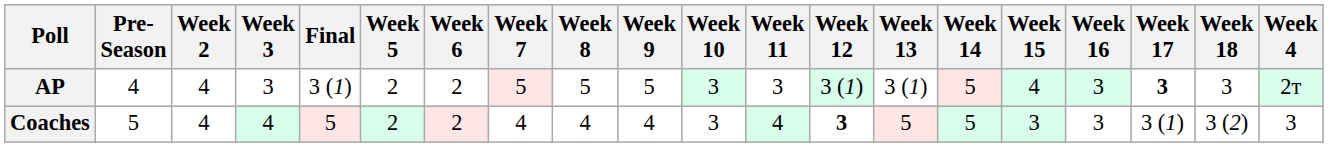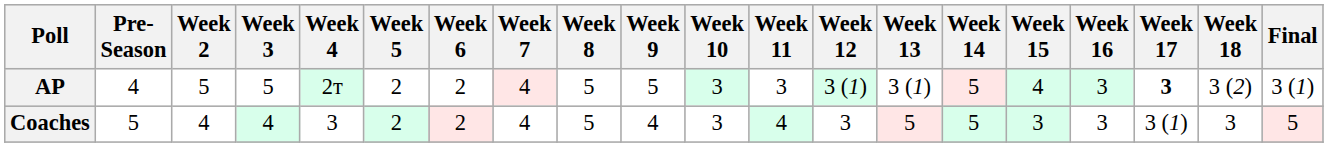columns swapped: (1291, 36) <-> (330, 36)
(204, 86) 4 -> (204, 86) 5
(268, 86) 3 -> (268, 86) 5
(521, 86) 5 -> (525, 86) 4
(1227, 86) 3 -> (1230, 86) 3 (2)
(585, 124) 4 -> (589, 124) 5
(842, 124) bold -> (845, 124) normal
(1227, 124) 3 (2) -> (1230, 124) 3
